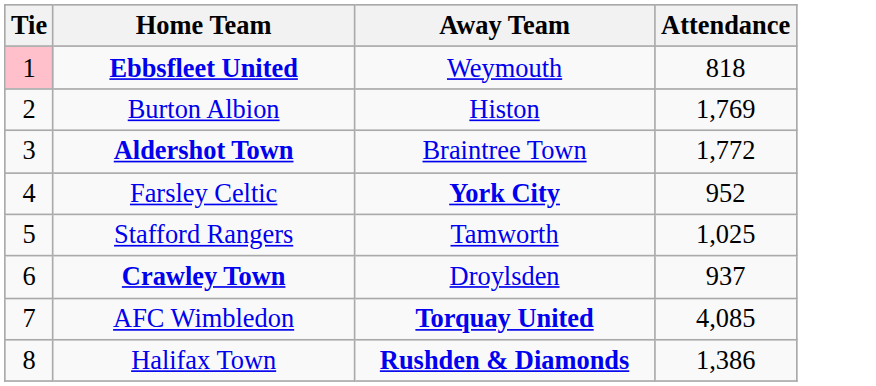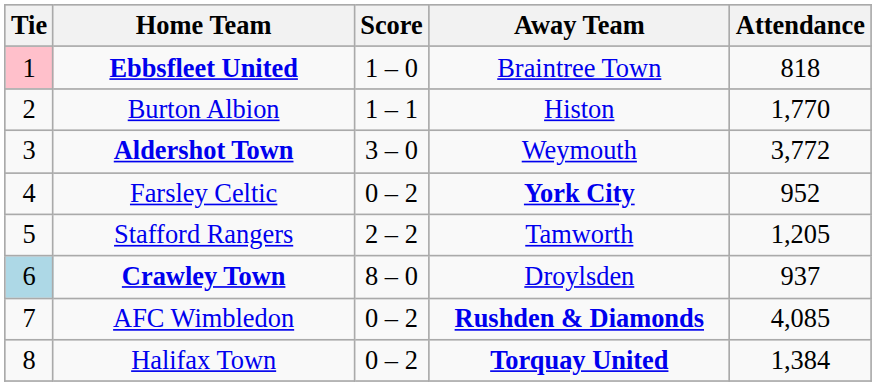+ column: (391, 25)
(505, 67) Weymouth -> (579, 67) Braintree Town
(726, 109) 1,769 -> (800, 109) 1,770
(505, 151) Braintree Town -> (579, 151) Weymouth
(726, 151) 1,772 -> (800, 151) 3,772
(726, 234) 1,025 -> (800, 234) 1,205
(29, 276) no background -> (29, 276) lightblue background
(505, 318) Torquay United -> (579, 318) Rushden & Diamonds
(505, 360) Rushden & Diamonds -> (579, 360) Torquay United
(726, 360) 1,386 -> (800, 360) 1,384
